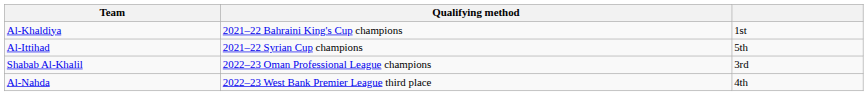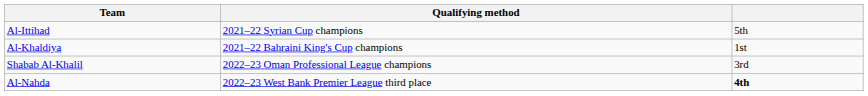rows swapped: (34, 30) <-> (28, 47)
(741, 82) normal -> (742, 82) bold
